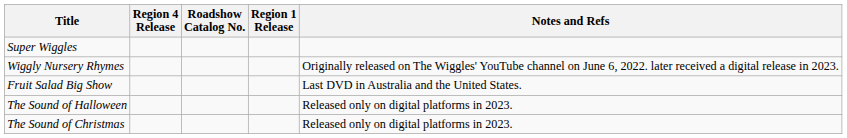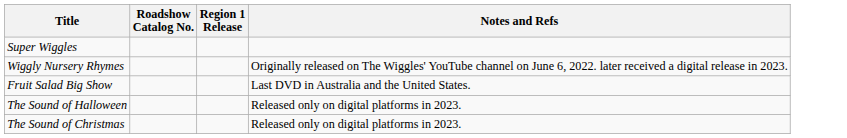- column: (155, 20)
